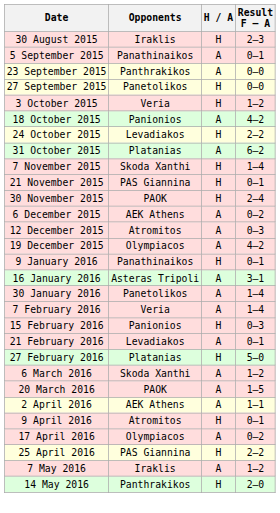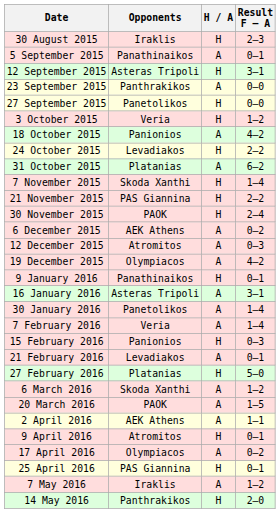+ row: (57, 71)
(255, 182) 0–1 -> (255, 198) 2–2
(255, 453) 2–2 -> (255, 469) 0–1
